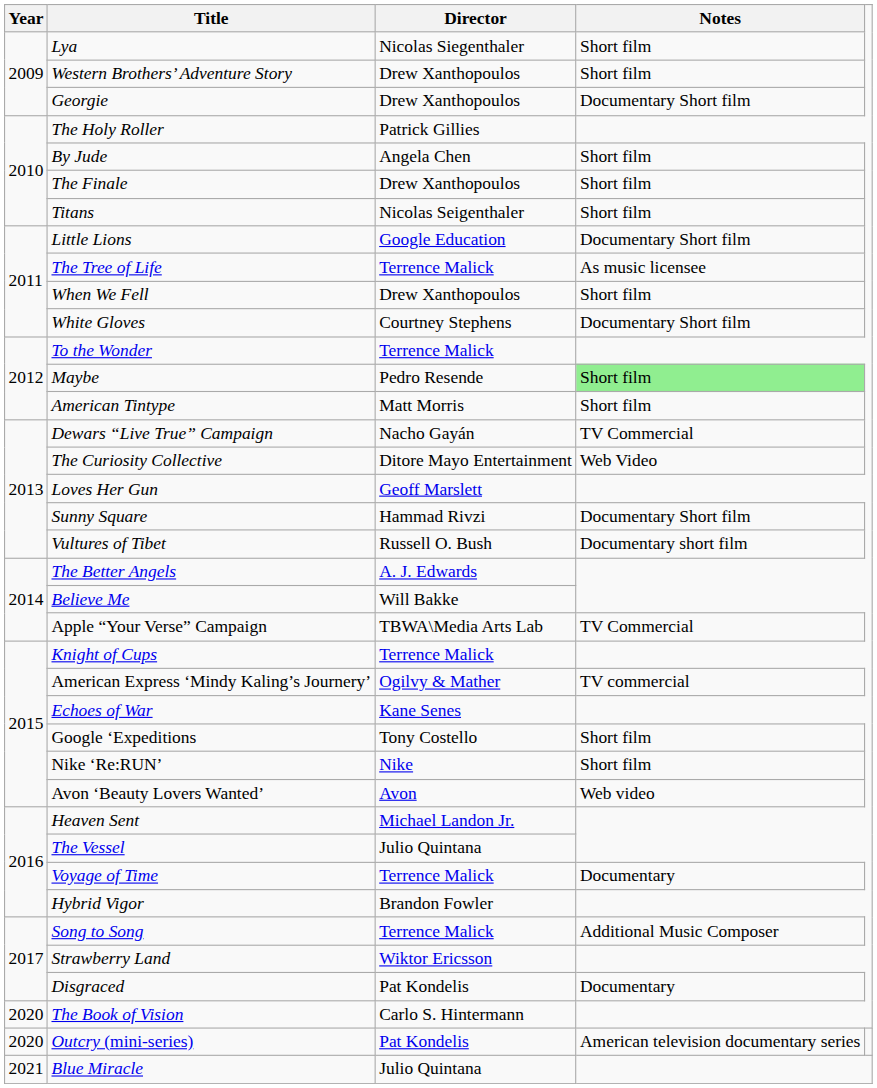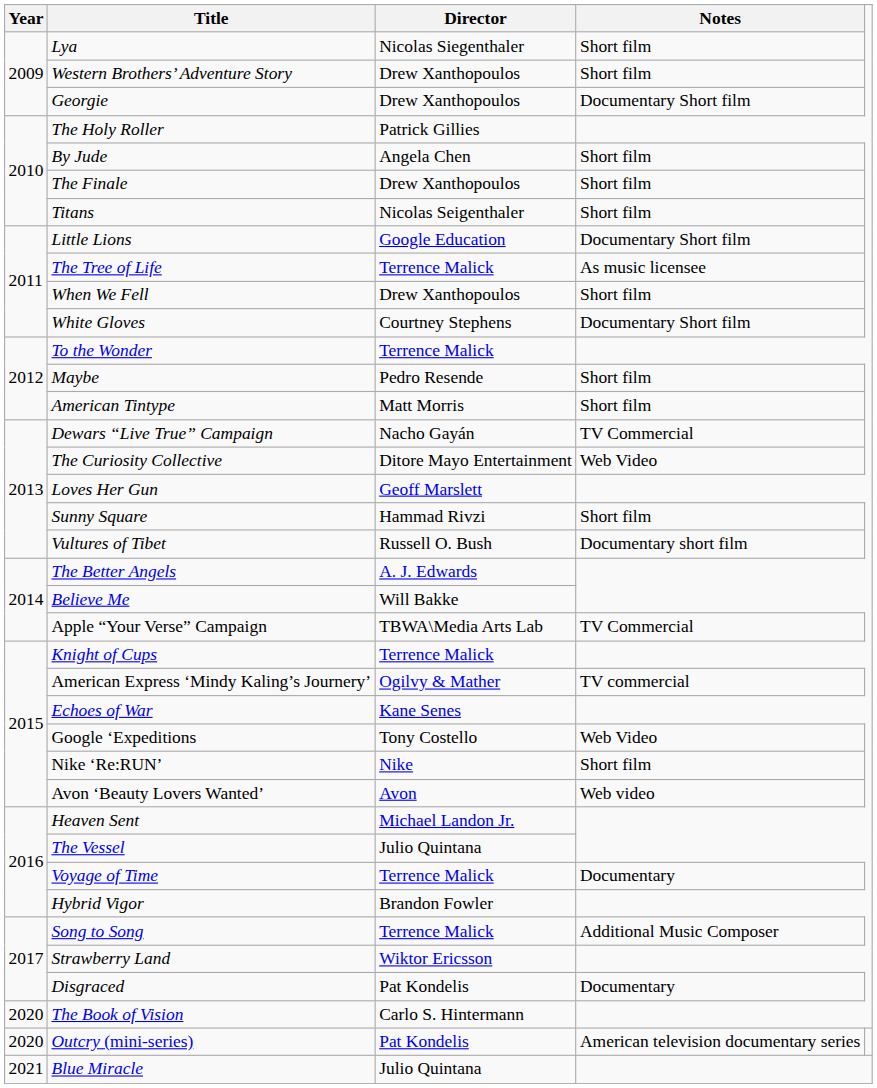(616, 377) lightgreen background -> (616, 377) no background
(665, 516) Documentary Short film -> (616, 516) Short film
(616, 737) Short film -> (619, 737) Web Video
